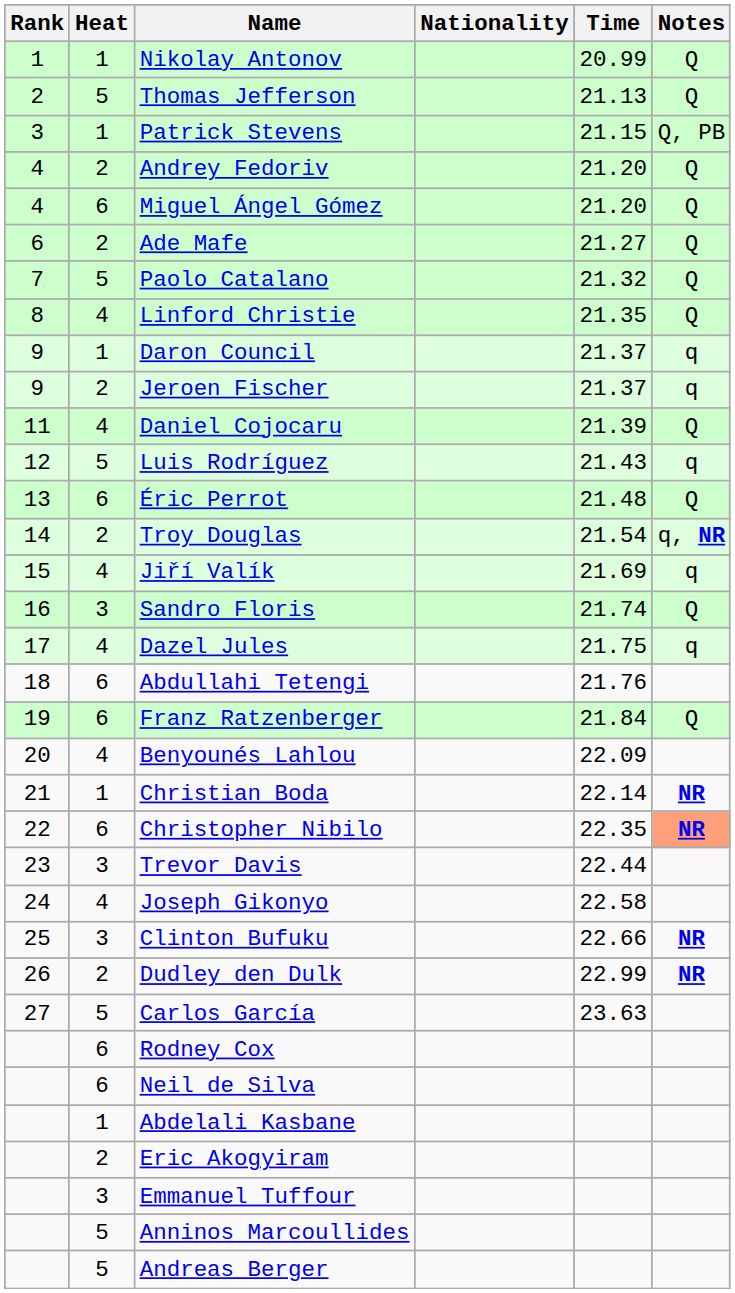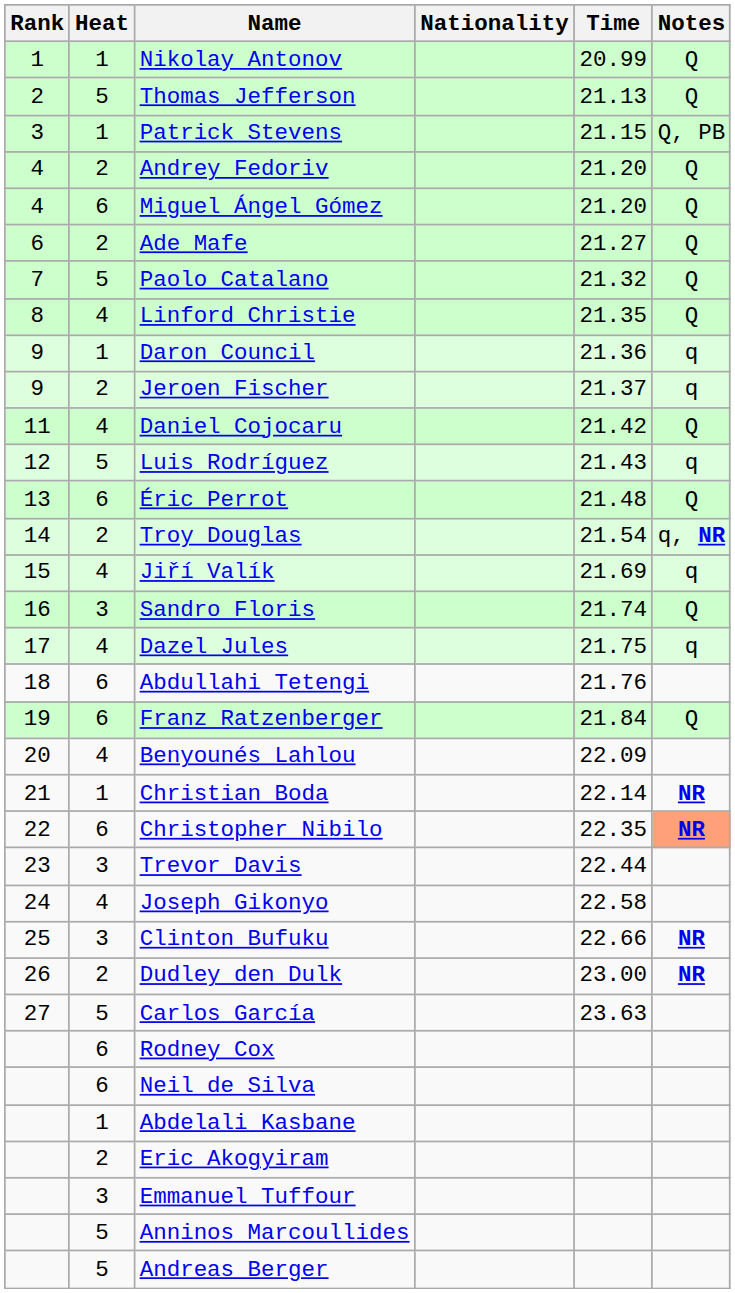(613, 353) 21.37 -> (613, 353) 21.36
(613, 426) 21.39 -> (613, 426) 21.42
(613, 976) 22.99 -> (613, 976) 23.00
